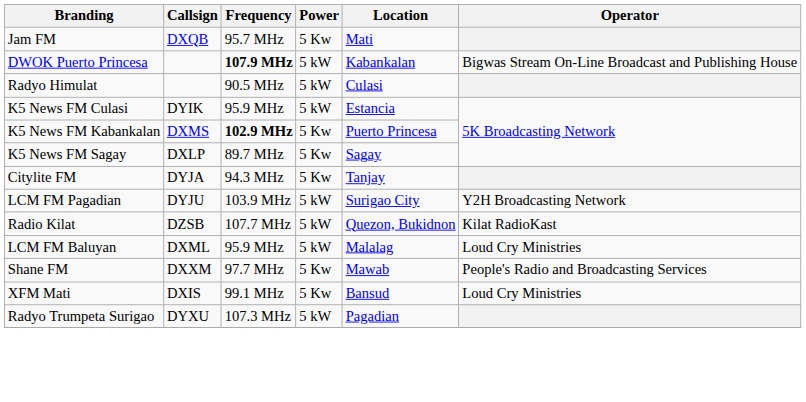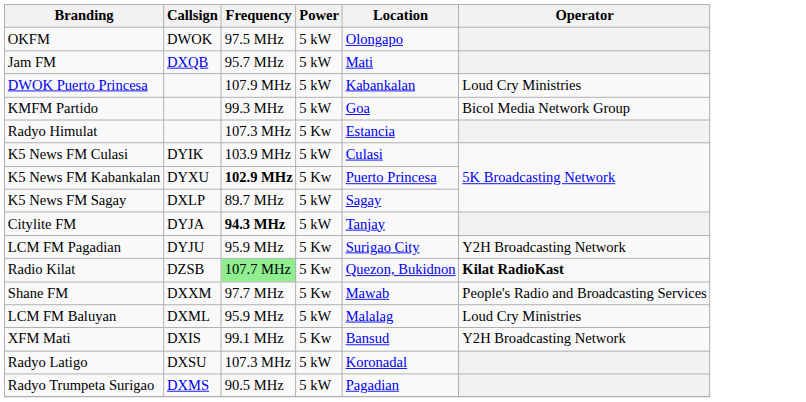+ row: (29, 39)
(315, 39) 5 Kw -> (315, 62) 5 kW
(259, 62) bold -> (258, 85) normal
(630, 62) Bigwas Stream On-Line Broadcast and Publishing House -> (522, 85) Loud Cry Ministries
+ row: (53, 108)
(254, 85) 90.5 MHz -> (258, 131) 107.3 MHz
(315, 85) 5 kW -> (315, 131) 5 Kw
(364, 85) Culasi -> (370, 131) Estancia
(254, 108) 95.9 MHz -> (258, 154) 103.9 MHz
(370, 108) Estancia -> (364, 154) Culasi
(188, 131) DXMS -> (188, 177) DYXU
(315, 154) 5 Kw -> (315, 200) 5 kW
(254, 177) normal -> (255, 223) bold
(315, 177) 5 Kw -> (315, 223) 5 kW
(258, 200) 103.9 MHz -> (254, 246) 95.9 MHz
(315, 200) 5 kW -> (315, 246) 5 Kw
(258, 223) no background -> (258, 270) lightgreen background
(315, 223) 5 kW -> (315, 270) 5 Kw
(509, 223) normal -> (513, 270) bold
rows swapped: (62, 246) <-> (38, 270)
(522, 293) Loud Cry Ministries -> (544, 339) Y2H Broadcasting Network
+ row: (48, 362)
(188, 316) DYXU -> (188, 385) DXMS
(258, 316) 107.3 MHz -> (254, 385) 90.5 MHz
